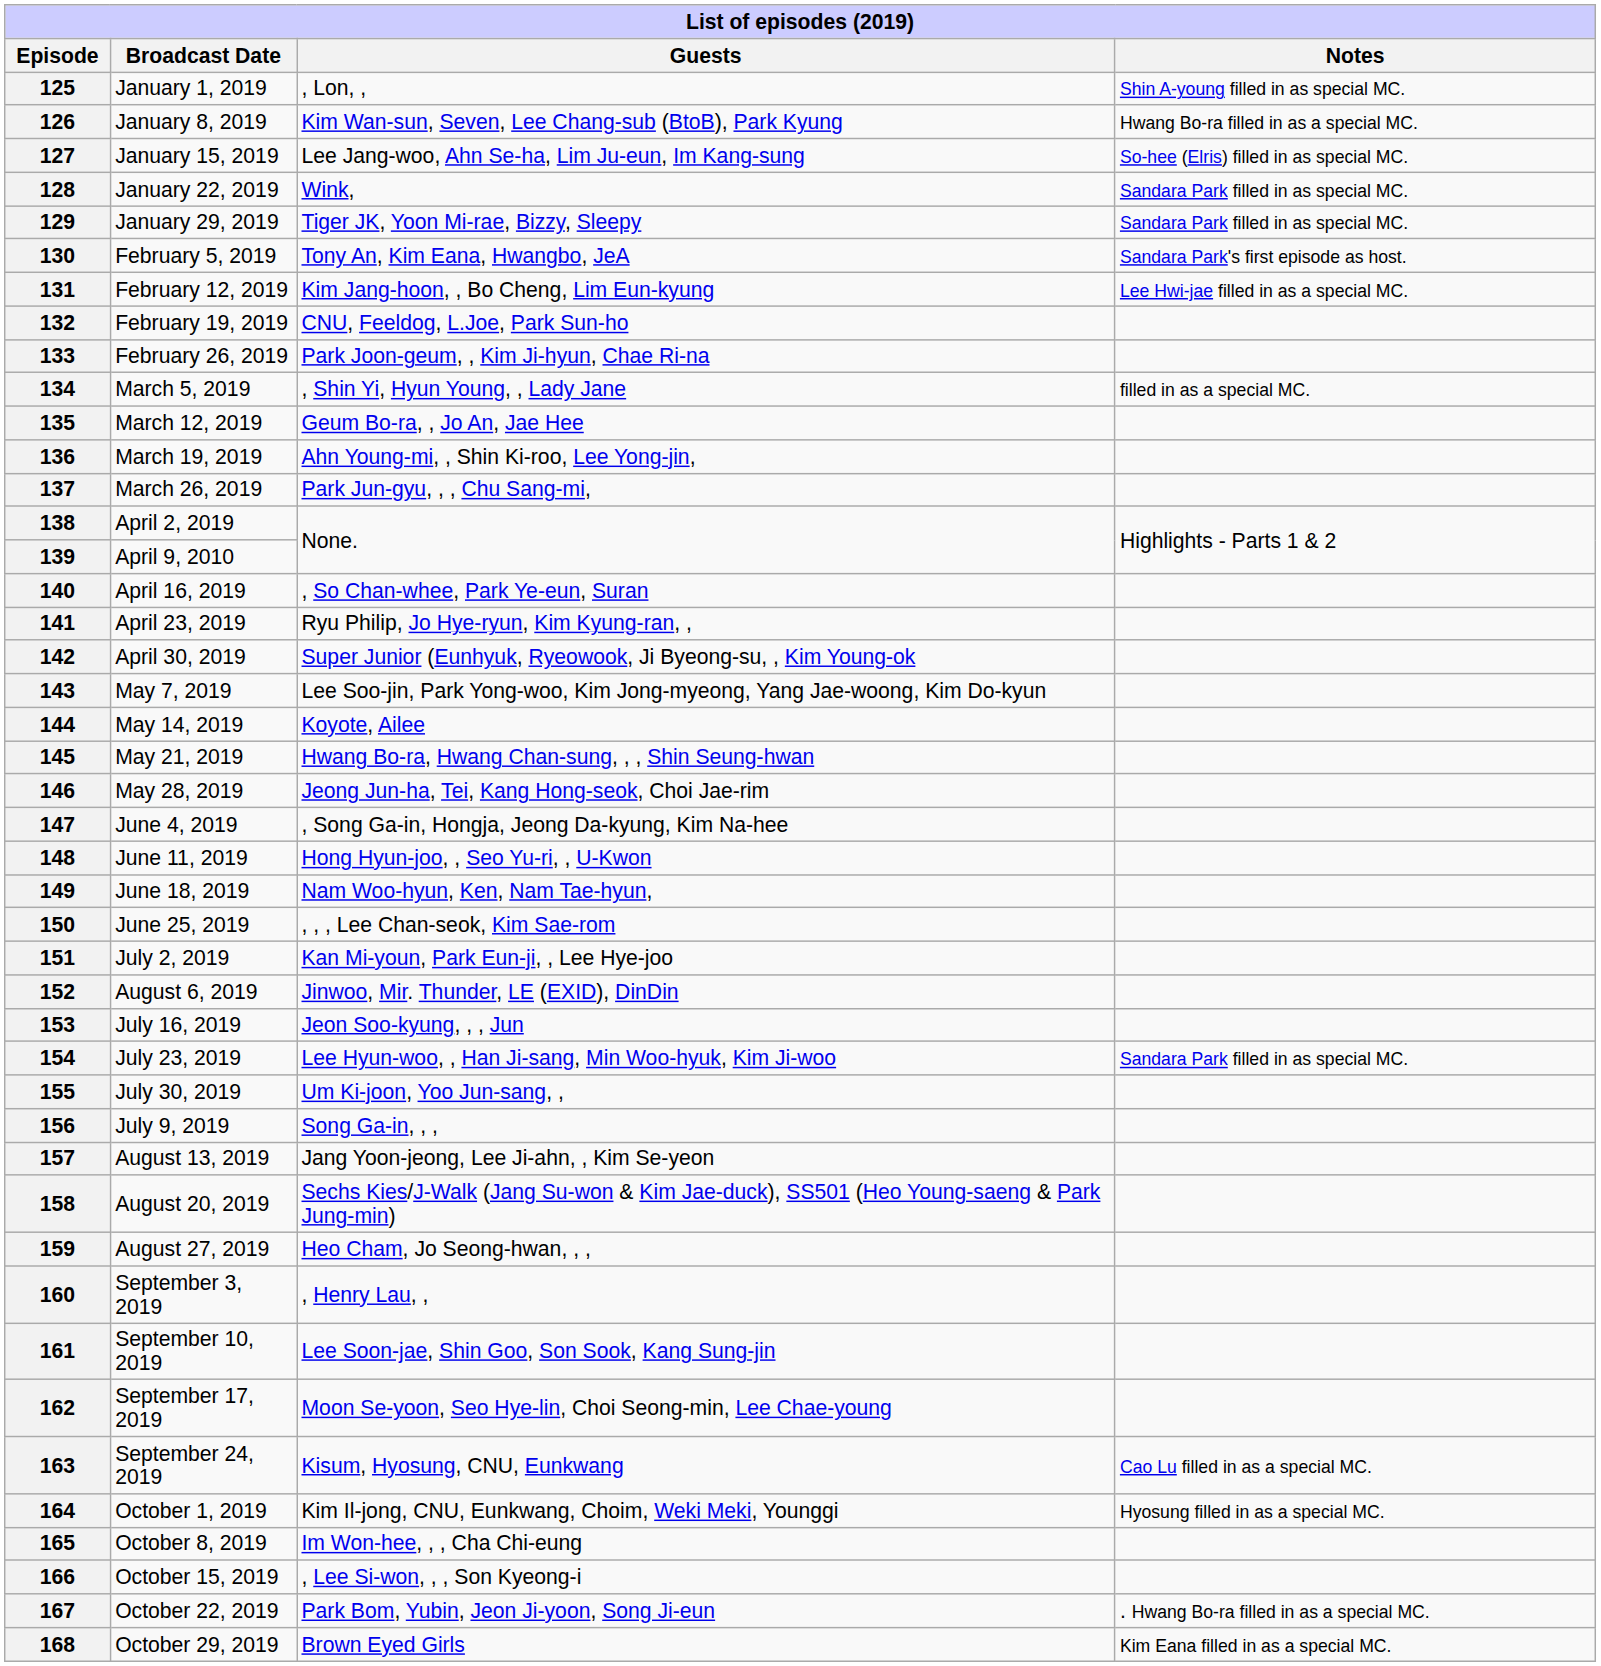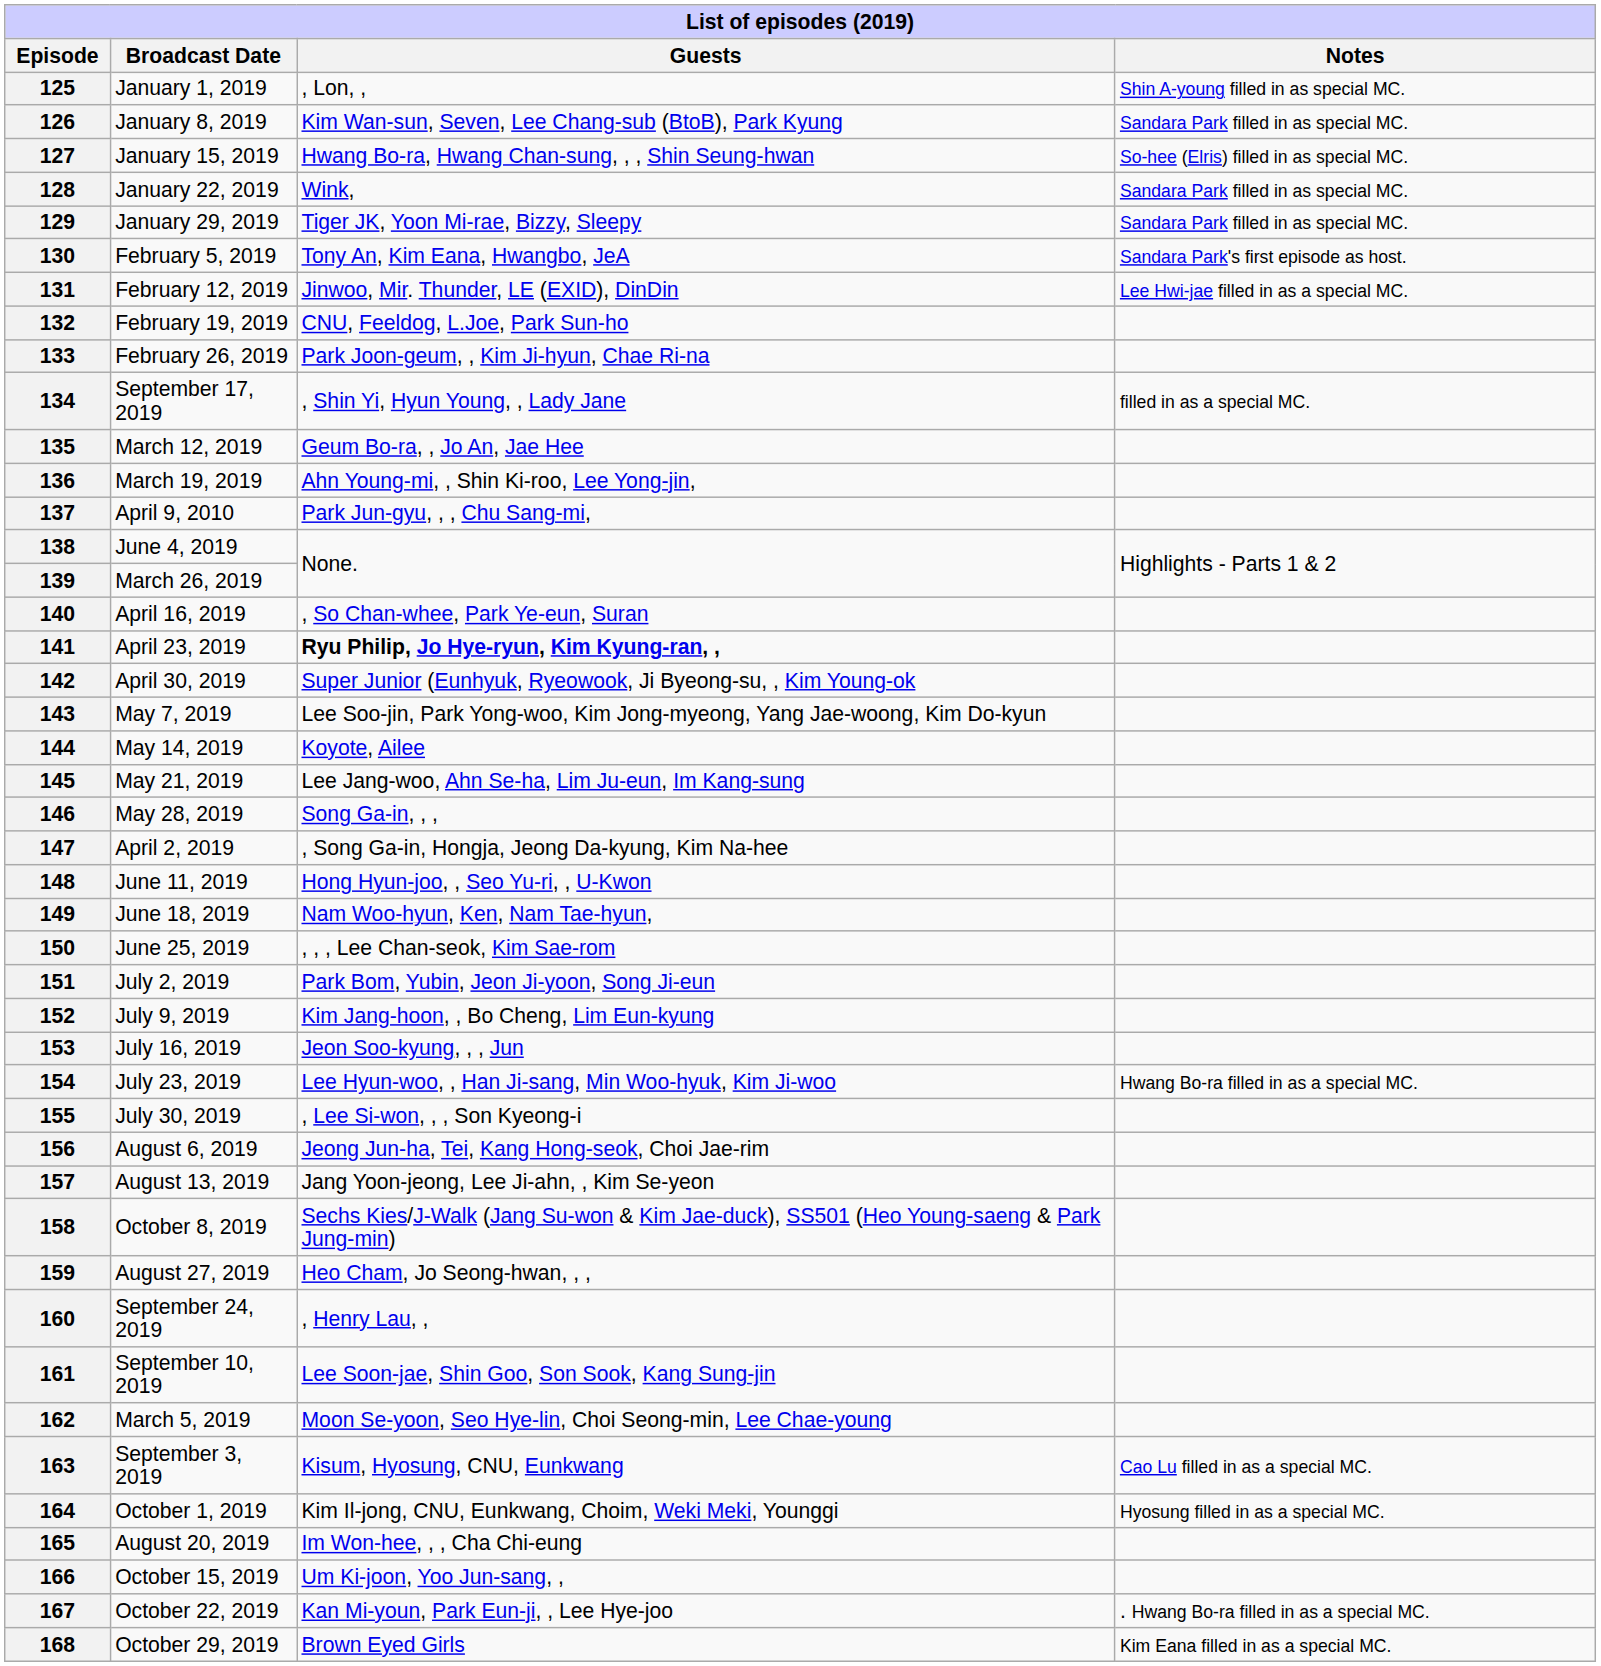(1269, 124) Hwang Bo-ra filled in as a special MC. -> (1264, 124) Sandara Park filled in as special MC.
(553, 156) Lee Jang-woo, Ahn Se-ha, Lim Ju-eun, Im Kang-sung -> (558, 156) Hwang Bo-ra, Hwang Chan-sung, , , Shin Seung-hwan
(508, 289) Kim Jang-hoon, , Bo Cheng, Lim Eun-kyung -> (490, 289) Jinwoo, Mir. Thunder, LE (EXID), DinDin
(183, 390) March 5, 2019 -> (185, 401) September 17, 2019
(189, 490) March 26, 2019 -> (175, 514) April 9, 2010
(175, 523) April 2, 2019 -> (176, 547) June 4, 2019
(175, 557) April 9, 2010 -> (189, 580) March 26, 2019
(497, 624) normal -> (511, 647) bold
(558, 758) Hwang Bo-ra, Hwang Chan-sung, , , Shin Seung-hwan -> (553, 781) Lee Jang-woo, Ahn Se-ha, Lim Ju-eun, Im Kang-sung
(535, 791) Jeong Jun-ha, Tei, Kang Hong-seok, Choi Jae-rim -> (370, 815) Song Ga-in, , ,
(176, 824) June 4, 2019 -> (175, 848) April 2, 2019
(487, 958) Kan Mi-youn, Park Eun-ji, , Lee Hye-joo -> (508, 982) Park Bom, Yubin, Jeon Ji-yoon, Song Ji-eun
(186, 992) August 6, 2019 -> (172, 1015) July 9, 2019
(490, 992) Jinwoo, Mir. Thunder, LE (EXID), DinDin -> (508, 1015) Kim Jang-hoon, , Bo Cheng, Lim Eun-kyung
(1264, 1060) Sandara Park filled in as special MC. -> (1269, 1084) Hwang Bo-ra filled in as a special MC.
(433, 1092) Um Ki-joon, Yoo Jun-sang, , -> (441, 1116) , Lee Si-won, , , Son Kyeong-i
(172, 1125) July 9, 2019 -> (186, 1149) August 6, 2019
(370, 1125) Song Ga-in, , , -> (535, 1149) Jeong Jun-ha, Tei, Kang Hong-seok, Choi Jae-rim
(192, 1204) August 20, 2019 -> (191, 1228) October 8, 2019
(179, 1294) September 3, 2019 -> (185, 1318) September 24, 2019
(185, 1408) September 17, 2019 -> (183, 1420) March 5, 2019
(185, 1465) September 24, 2019 -> (179, 1465) September 3, 2019
(191, 1544) October 8, 2019 -> (192, 1544) August 20, 2019
(441, 1577) , Lee Si-won, , , Son Kyeong-i -> (433, 1577) Um Ki-joon, Yoo Jun-sang, ,
(508, 1611) Park Bom, Yubin, Jeon Ji-yoon, Song Ji-eun -> (487, 1611) Kan Mi-youn, Park Eun-ji, , Lee Hye-joo
